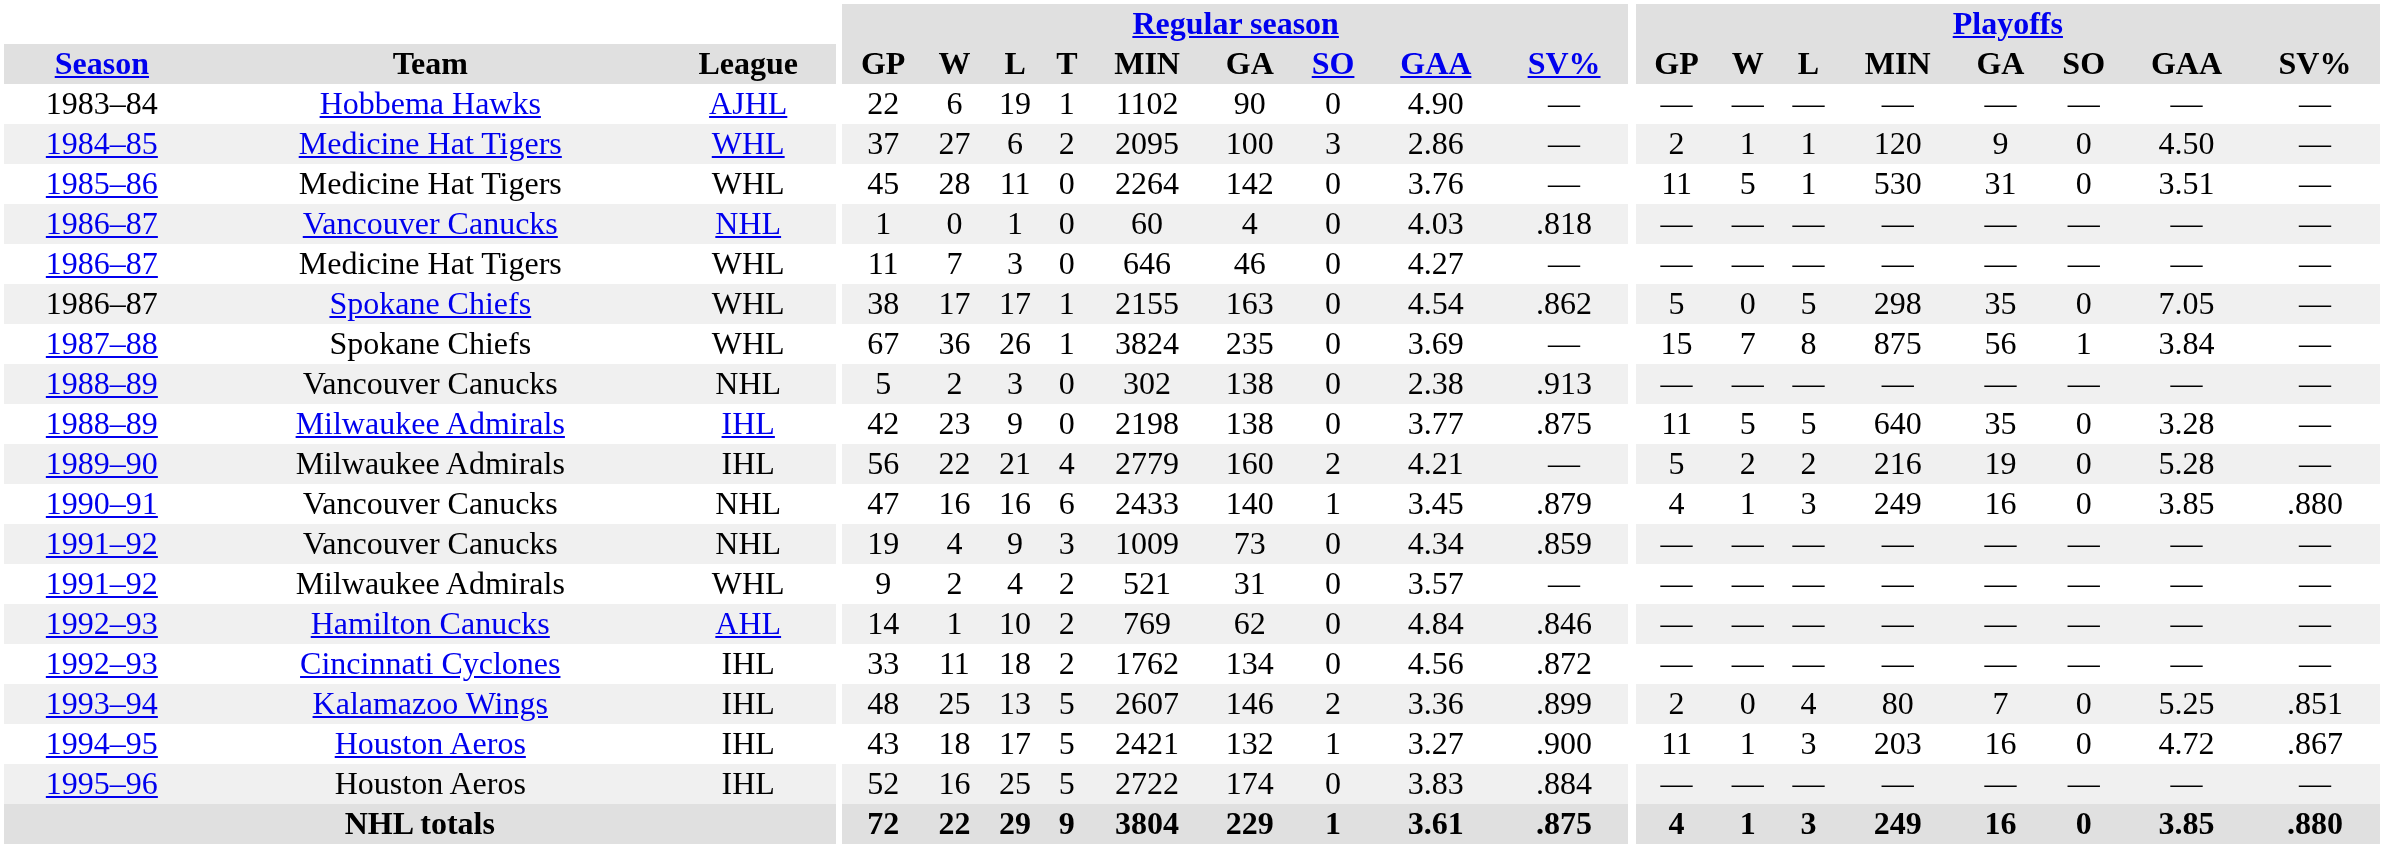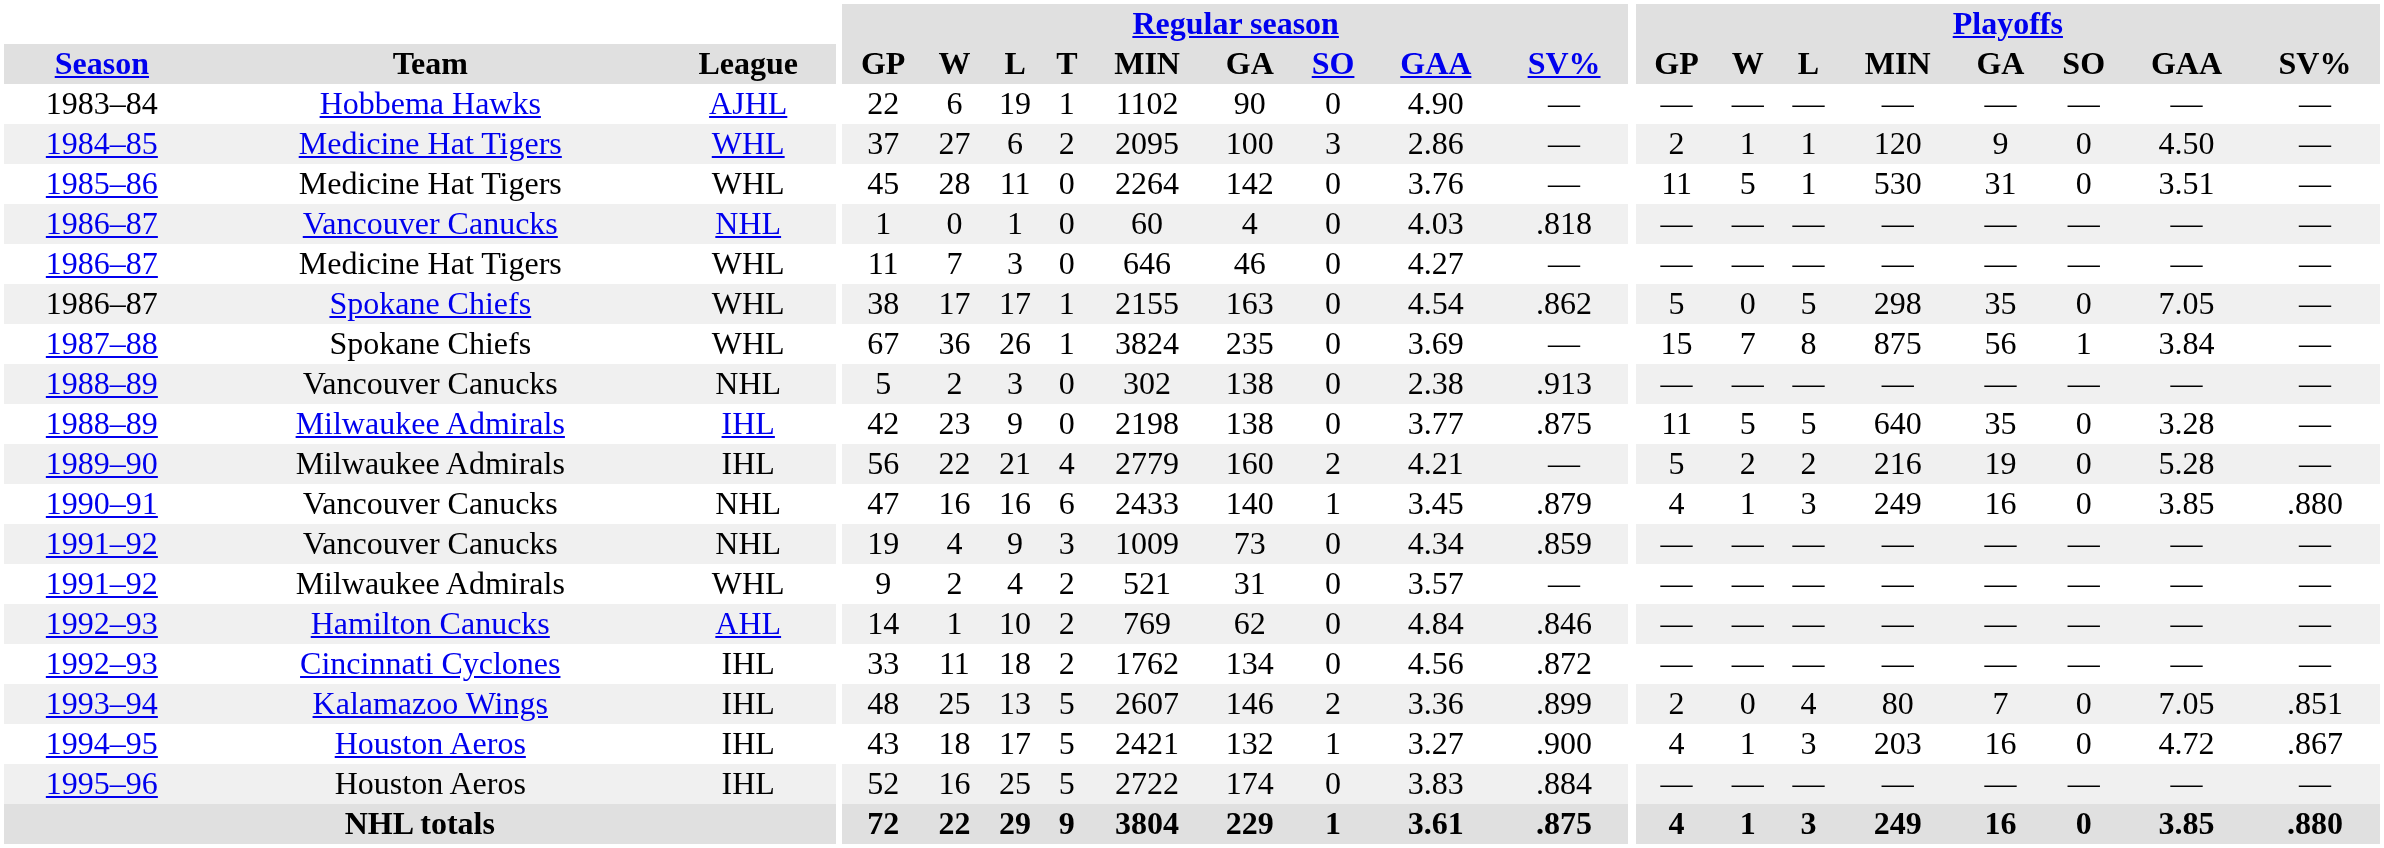(2186, 703) 5.25 -> (2186, 703) 7.05
(1677, 743) 11 -> (1677, 743) 4
